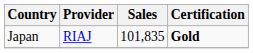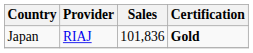(142, 36) 101,835 -> (142, 36) 101,836
